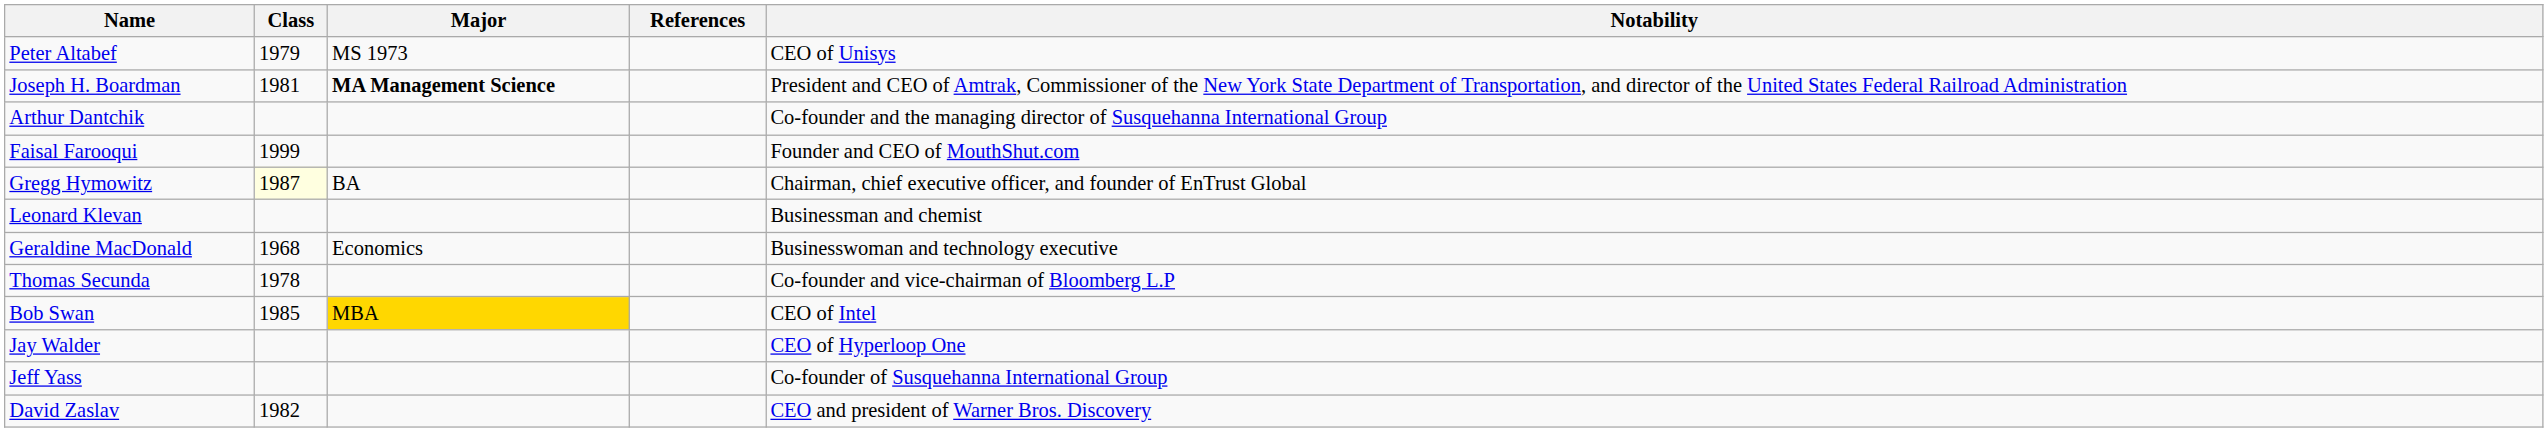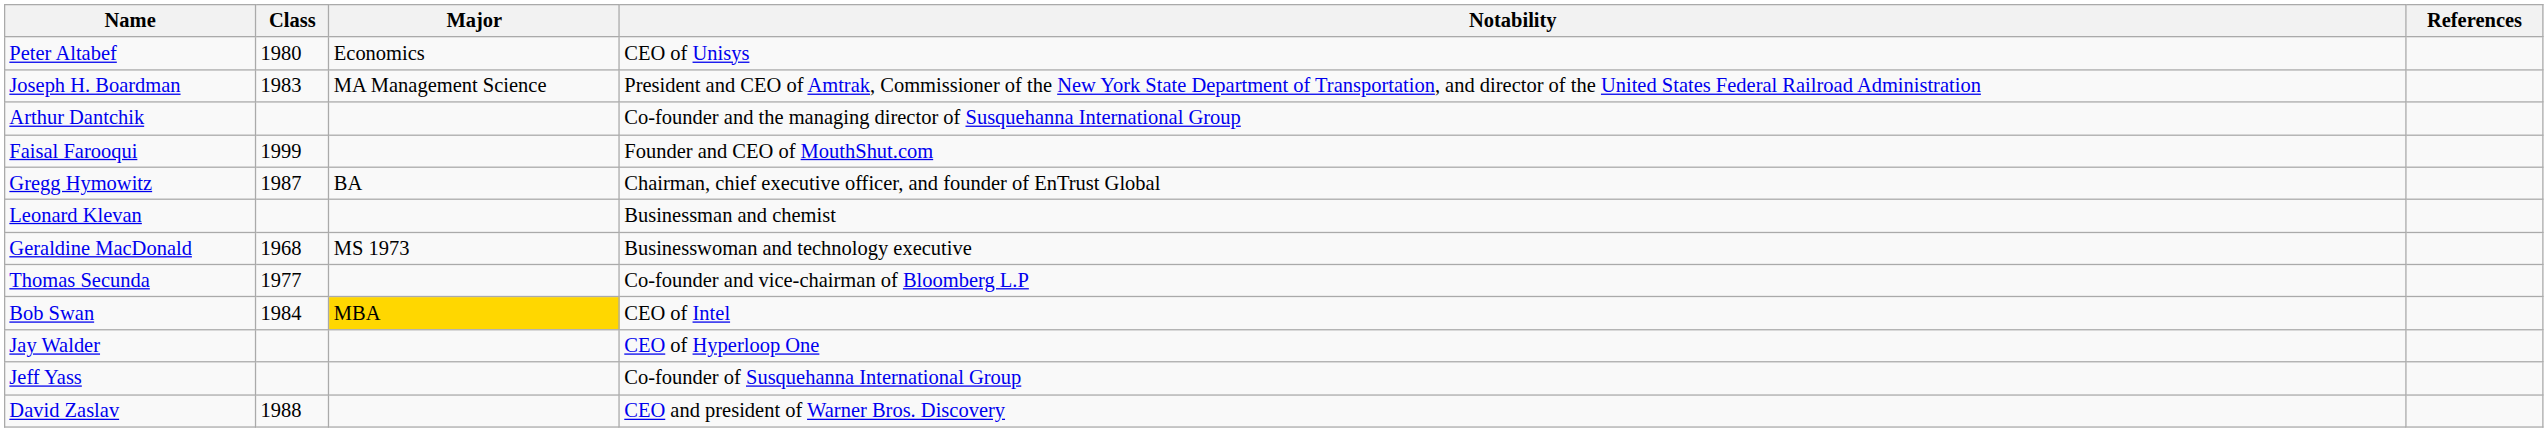columns swapped: (1654, 20) <-> (698, 20)
(280, 53) 1979 -> (281, 53) 1980
(370, 53) MS 1973 -> (379, 53) Economics
(280, 85) 1981 -> (281, 85) 1983
(444, 85) bold -> (440, 85) normal
(280, 183) lightyellow background -> (281, 183) no background
(378, 248) Economics -> (372, 248) MS 1973
(280, 280) 1978 -> (281, 280) 1977
(280, 313) 1985 -> (281, 313) 1984
(280, 410) 1982 -> (281, 410) 1988
